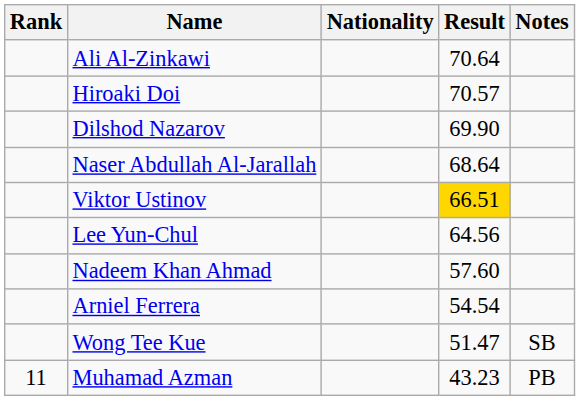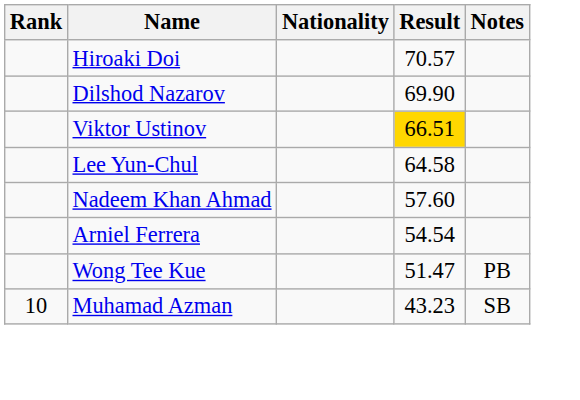- row: (141, 57)
- row: (194, 164)
(475, 235) 64.56 -> (430, 164) 64.58
(542, 341) SB -> (497, 270) PB
(36, 377) 11 -> (36, 306) 10
(542, 377) PB -> (497, 306) SB
